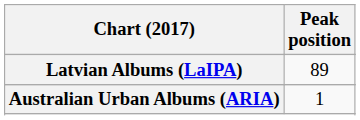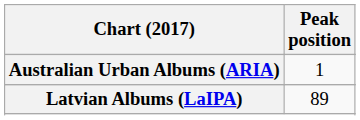rows swapped: (144, 98) <-> (144, 69)
